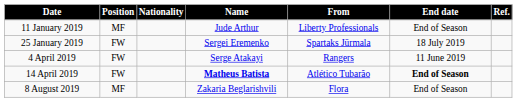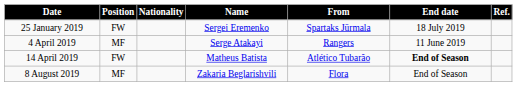- row: (52, 28)
(118, 58) FW -> (118, 43) MF
(237, 74) bold -> (237, 58) normal
